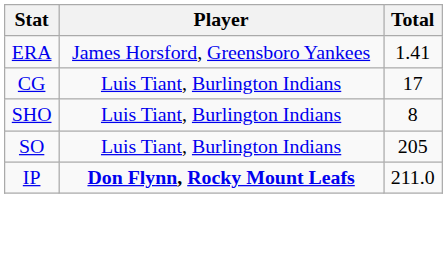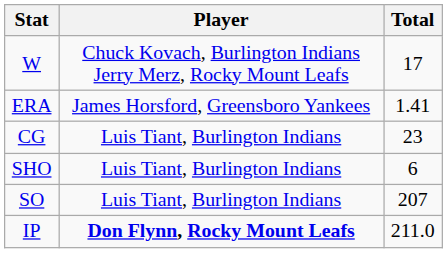+ row: (32, 62)
(413, 83) 17 -> (413, 136) 23
(413, 114) 8 -> (413, 168) 6
(413, 146) 205 -> (413, 199) 207
